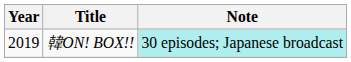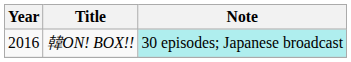(24, 43) 2019 -> (24, 43) 2016
